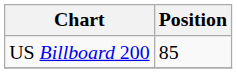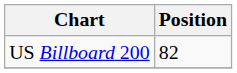(169, 51) 85 -> (169, 51) 82
